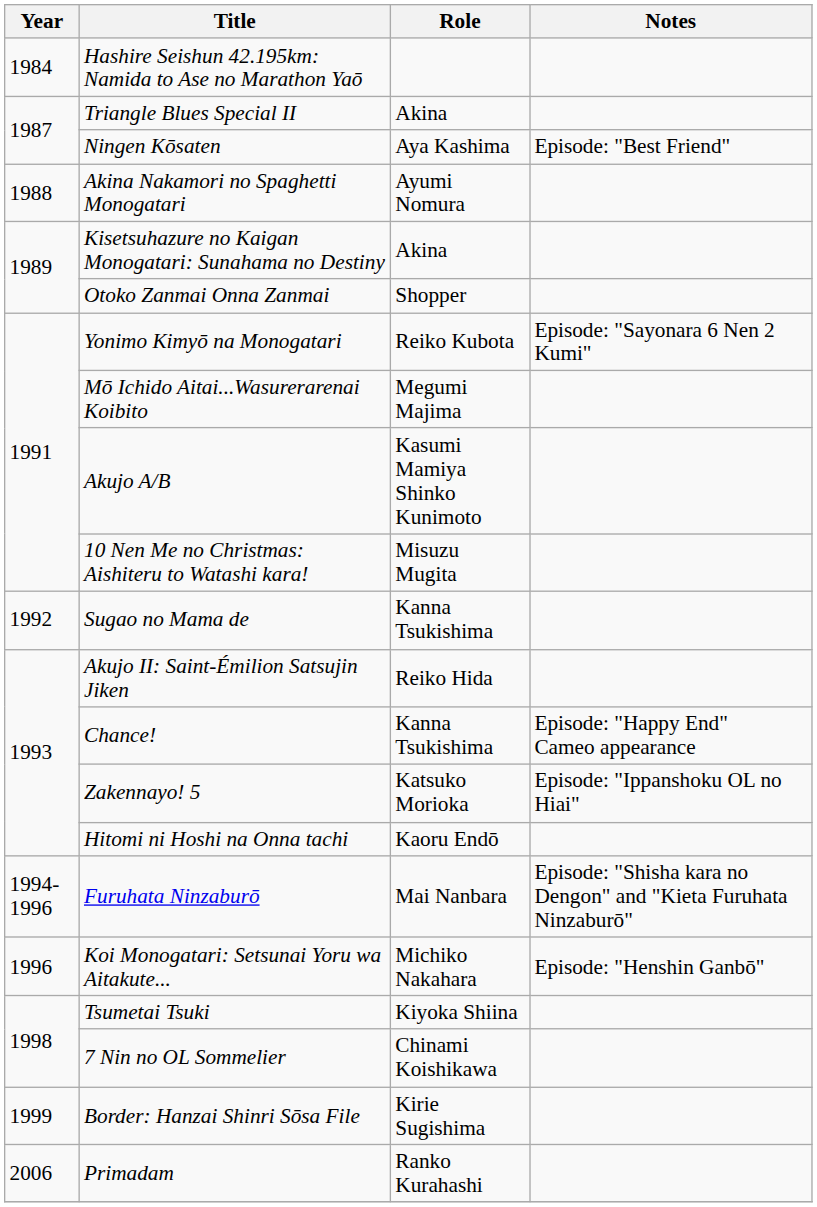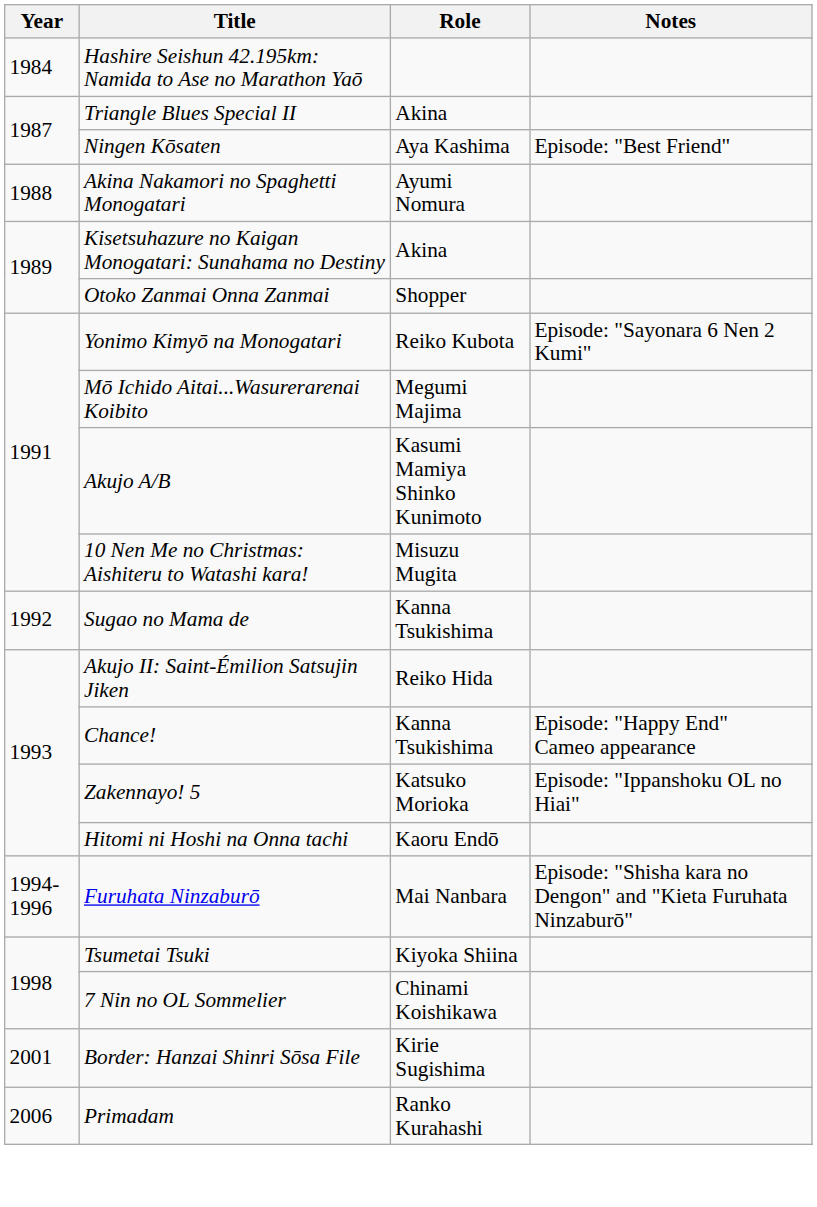- row: (233, 966)
(31, 1115) 1999 -> (31, 1057) 2001
